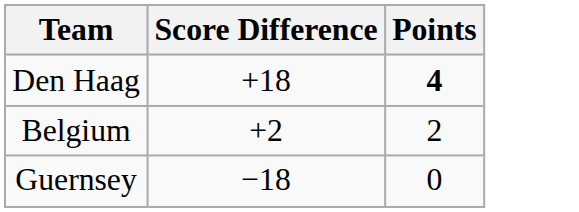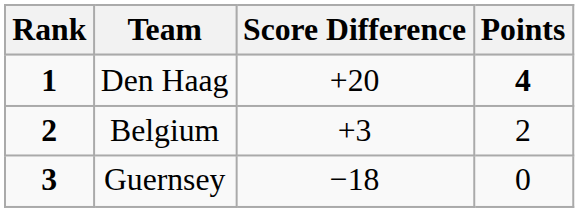+ column: (49, 29)
(266, 79) +18 -> (355, 79) +20
(266, 130) +2 -> (355, 130) +3
